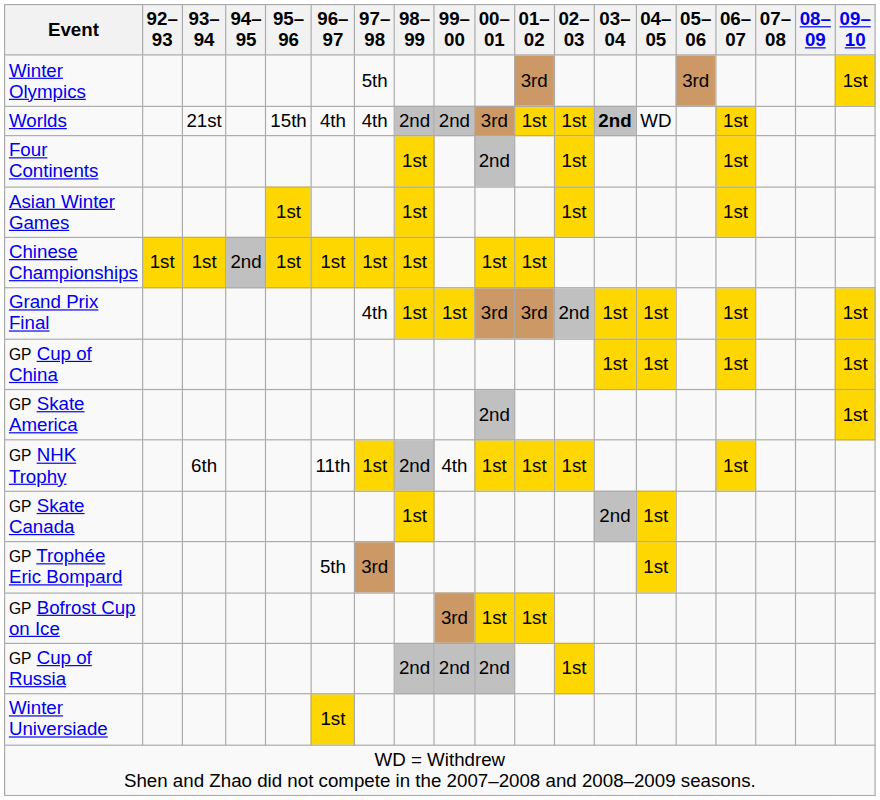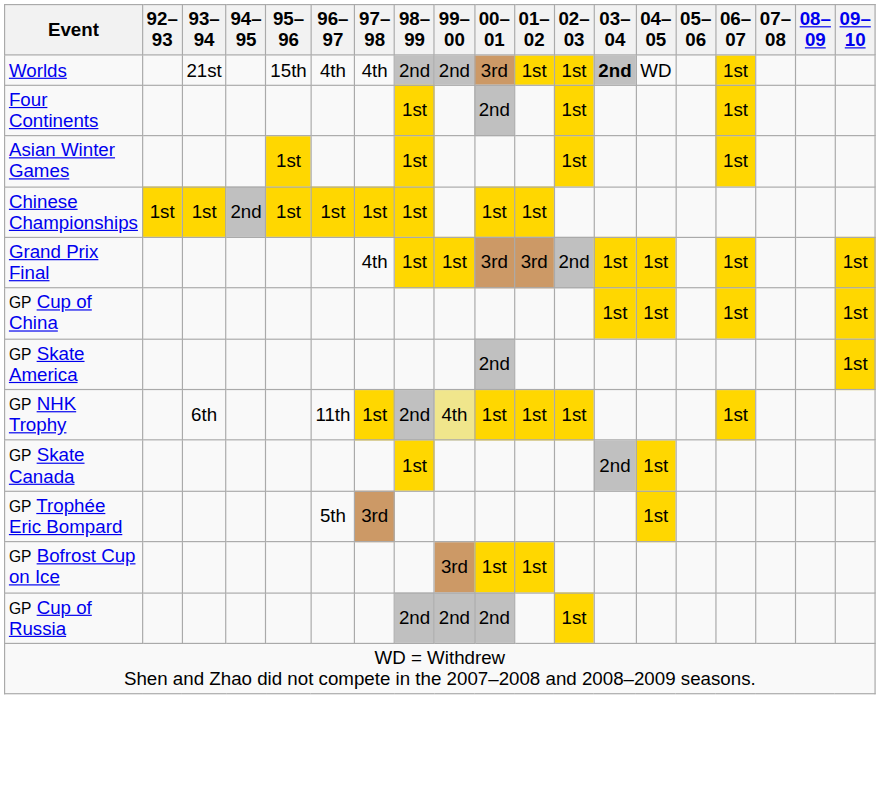- row: (47, 80)
(454, 465) no background -> (454, 414) khaki background
- row: (58, 719)
